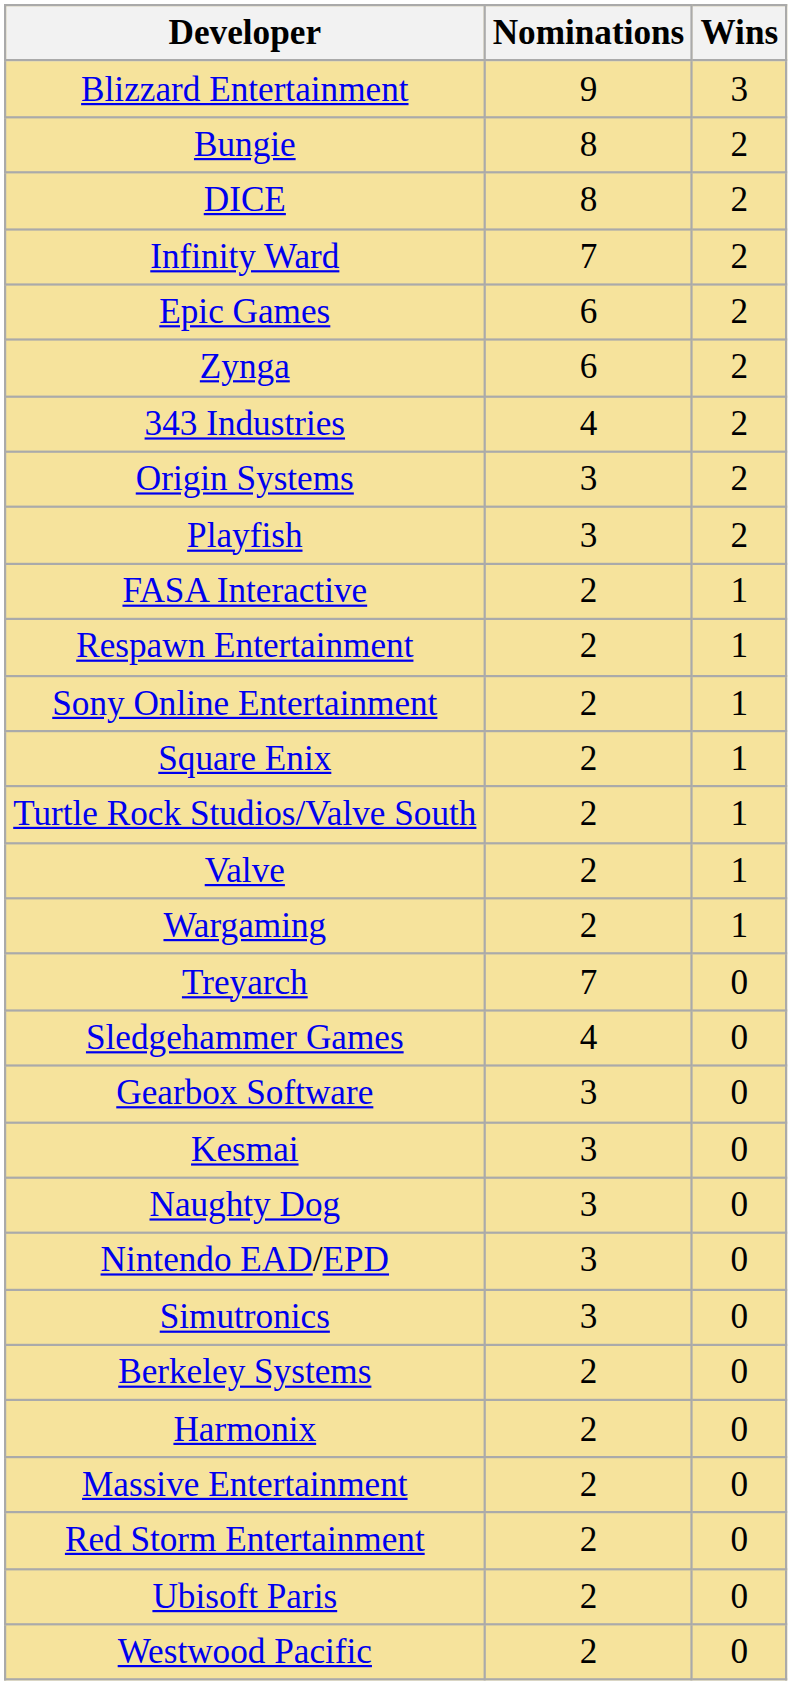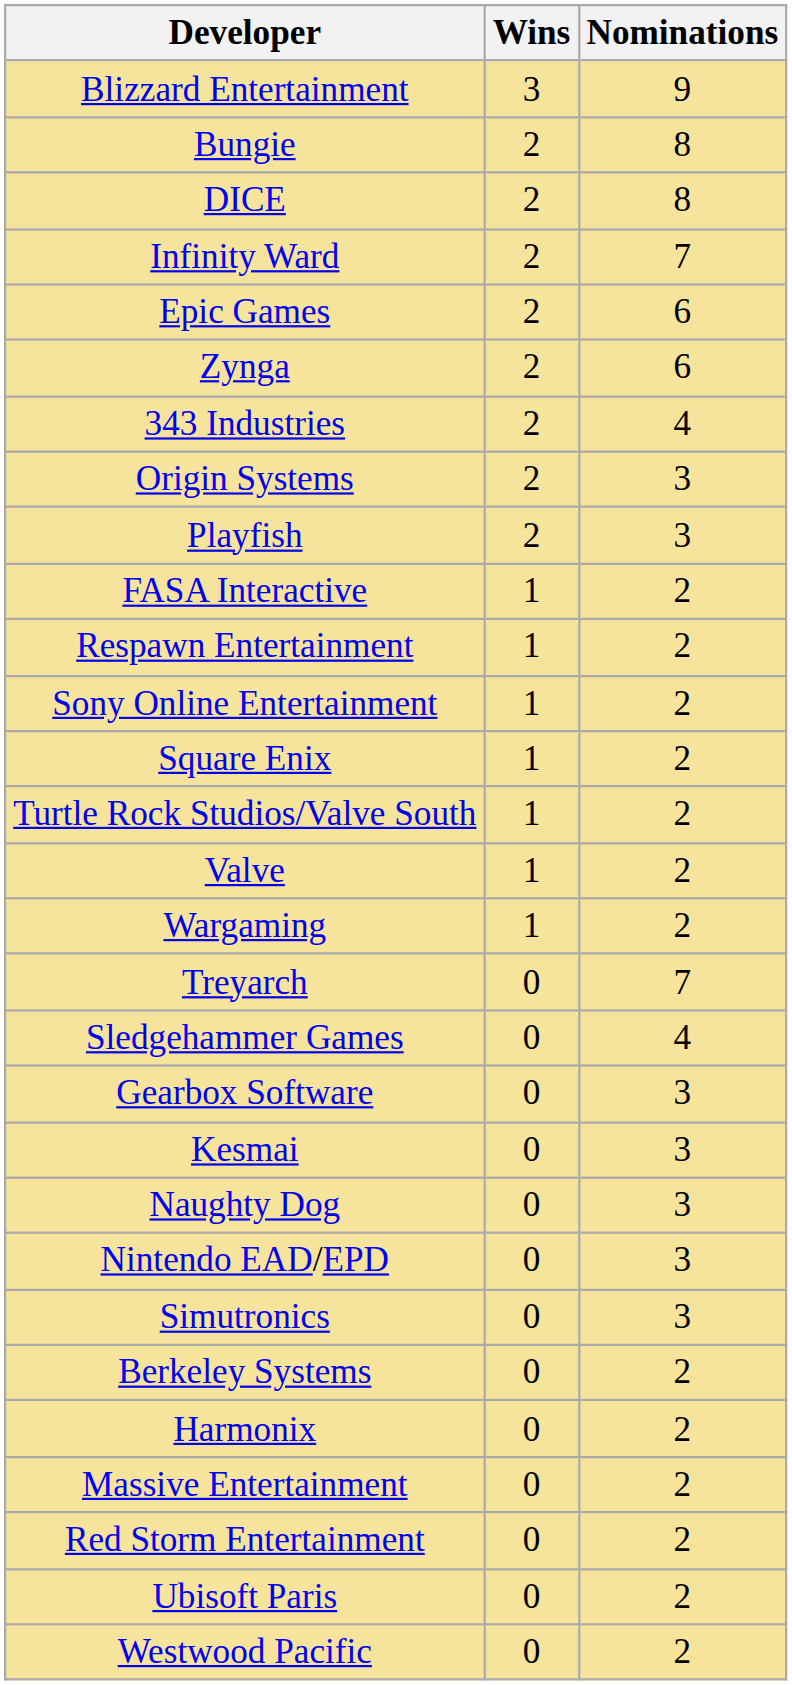columns swapped: (588, 32) <-> (739, 32)
